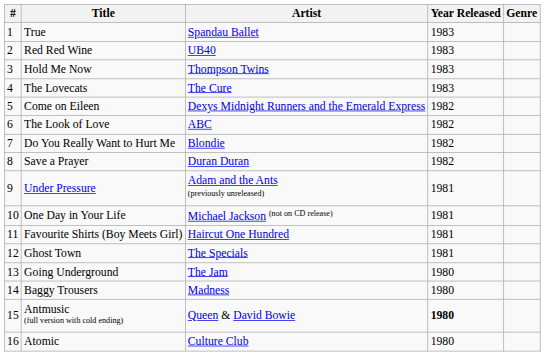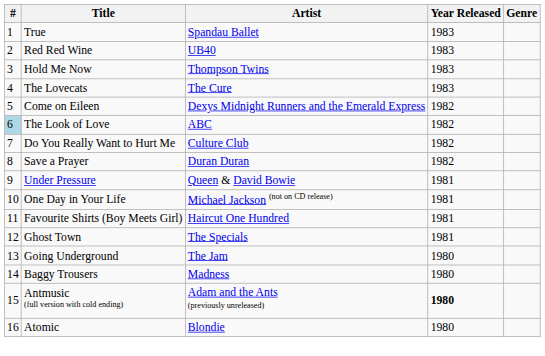(10, 124) no background -> (10, 124) lightblue background
(206, 143) Blondie -> (218, 143) Culture Club
(233, 186) Adam and the Ants (previously unreleased) -> (242, 180) Queen & David Bowie
(242, 316) Queen & David Bowie -> (233, 298) Adam and the Ants (previously unreleased)
(218, 341) Culture Club -> (206, 327) Blondie
